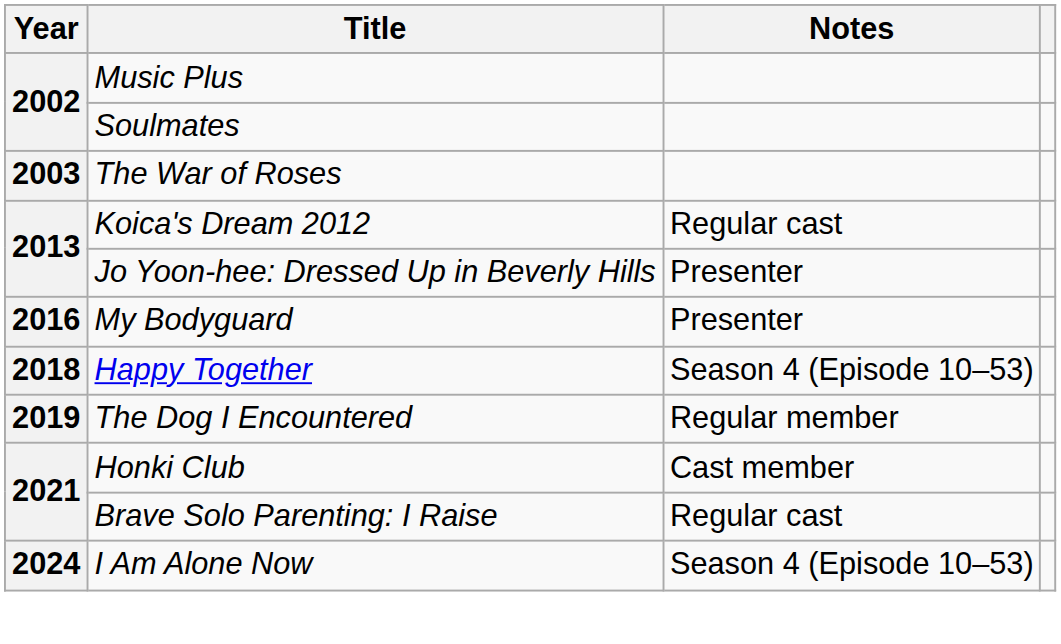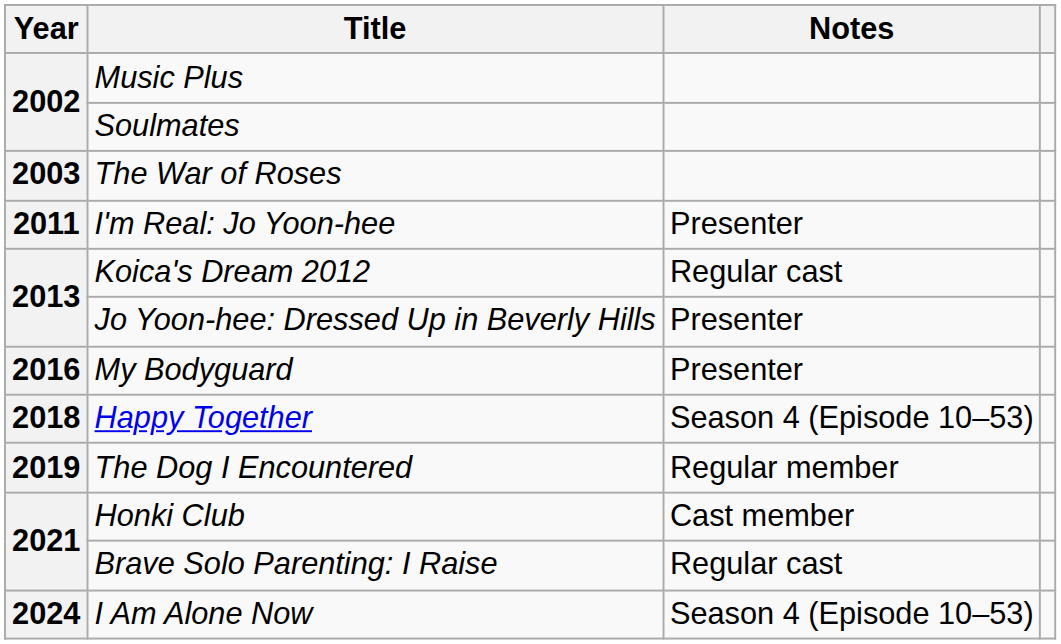+ row: (245, 223)
